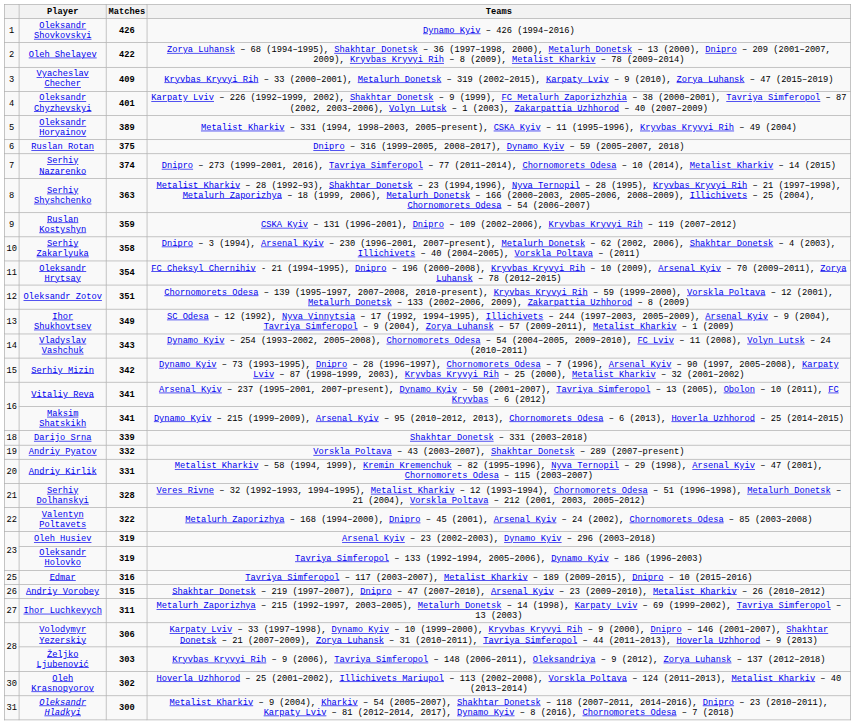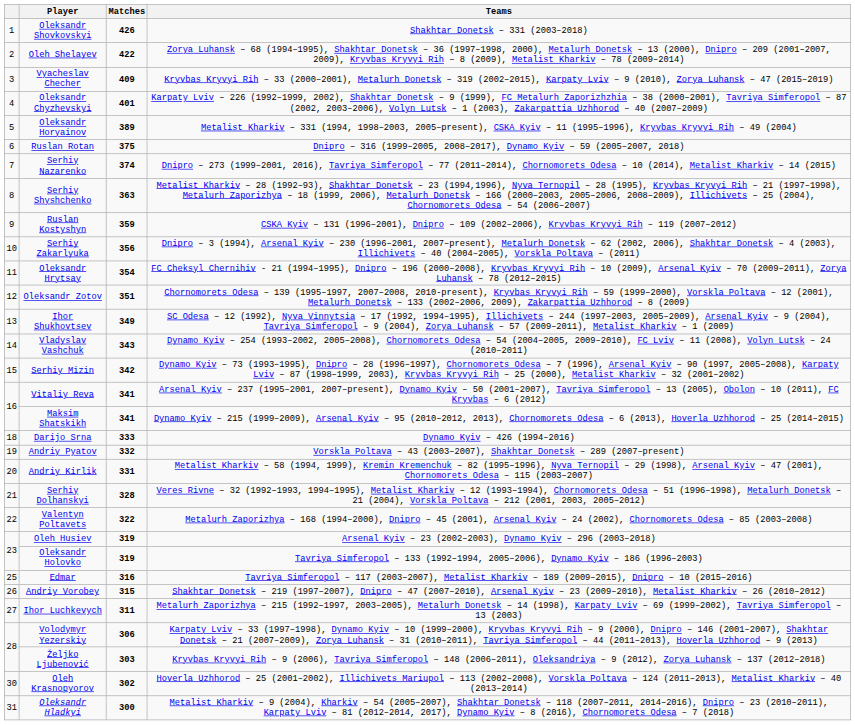(499, 31) Dynamo Kyiv – 426 (1994–2016) -> (499, 31) Shakhtar Donetsk – 331 (2003–2018)
(127, 249) 358 -> (127, 249) 356
(127, 438) 339 -> (127, 438) 333
(499, 438) Shakhtar Donetsk – 331 (2003–2018) -> (499, 438) Dynamo Kyiv – 426 (1994–2016)
